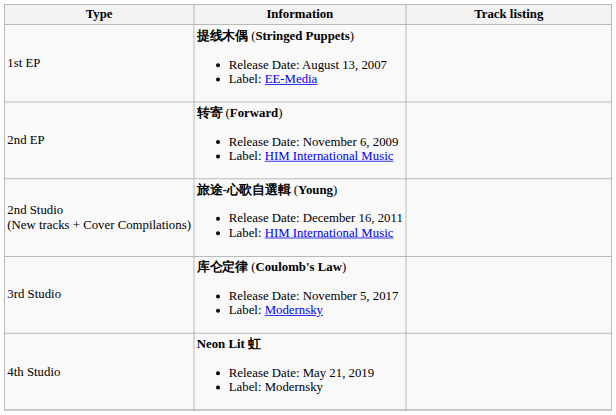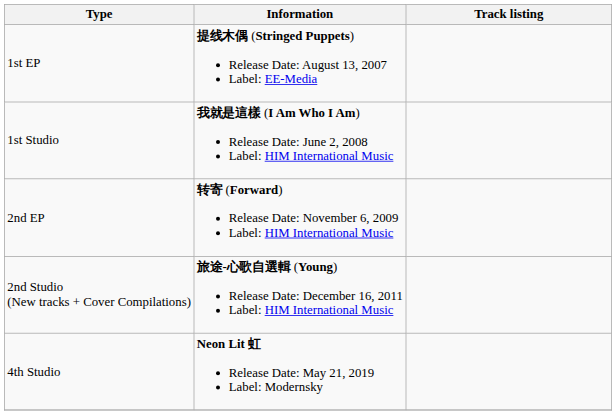+ row: (33, 140)
- row: (34, 294)
